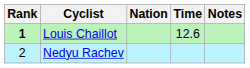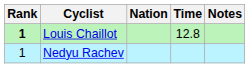(188, 33) 12.6 -> (188, 33) 12.8
(22, 53) 2 -> (22, 53) 1
